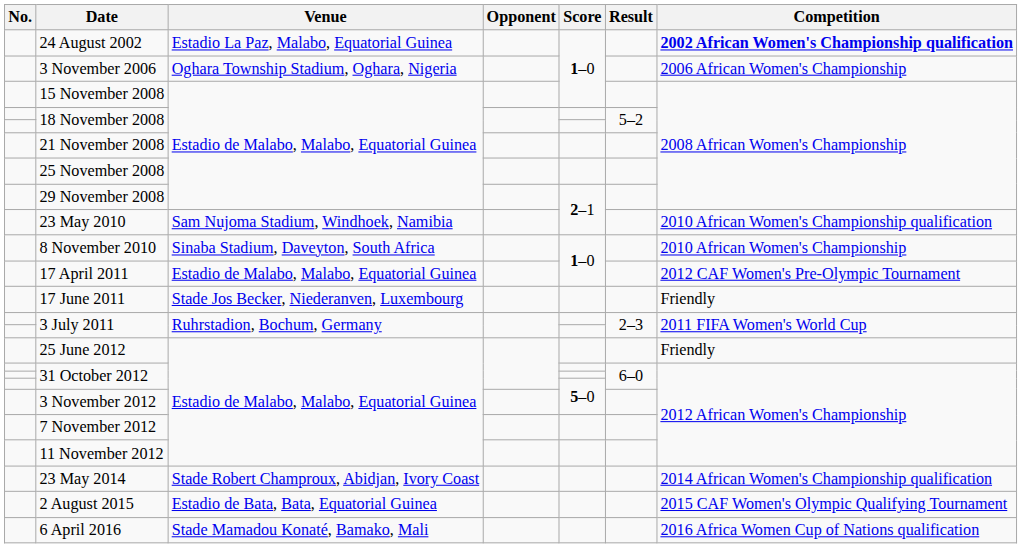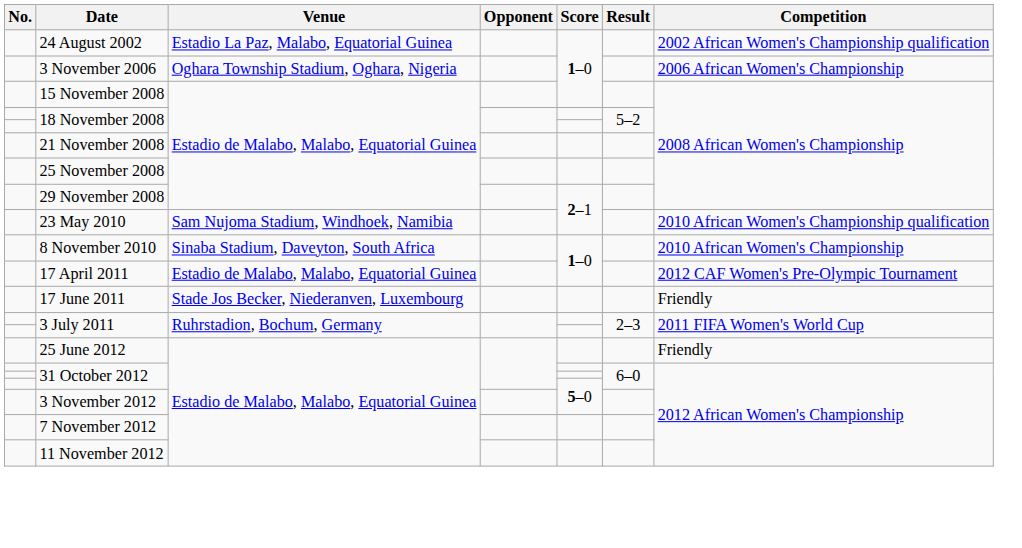(837, 42) bold -> (823, 42) normal
- row: (83, 478)
- row: (87, 504)
- row: (80, 529)
